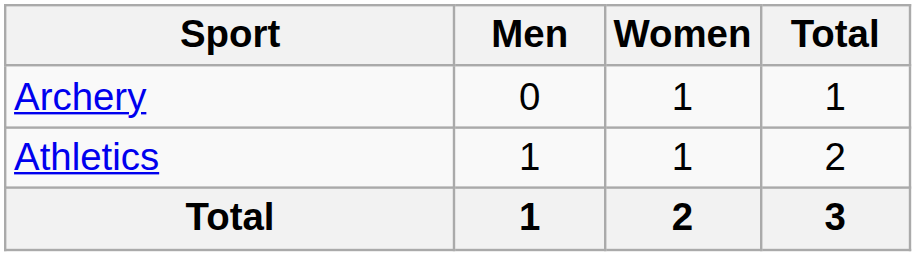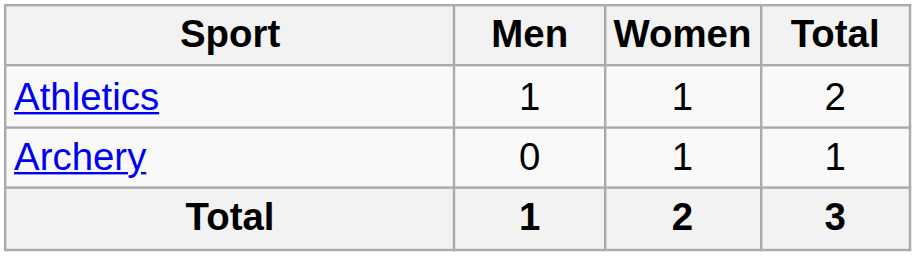rows swapped: (80, 95) <-> (87, 156)
